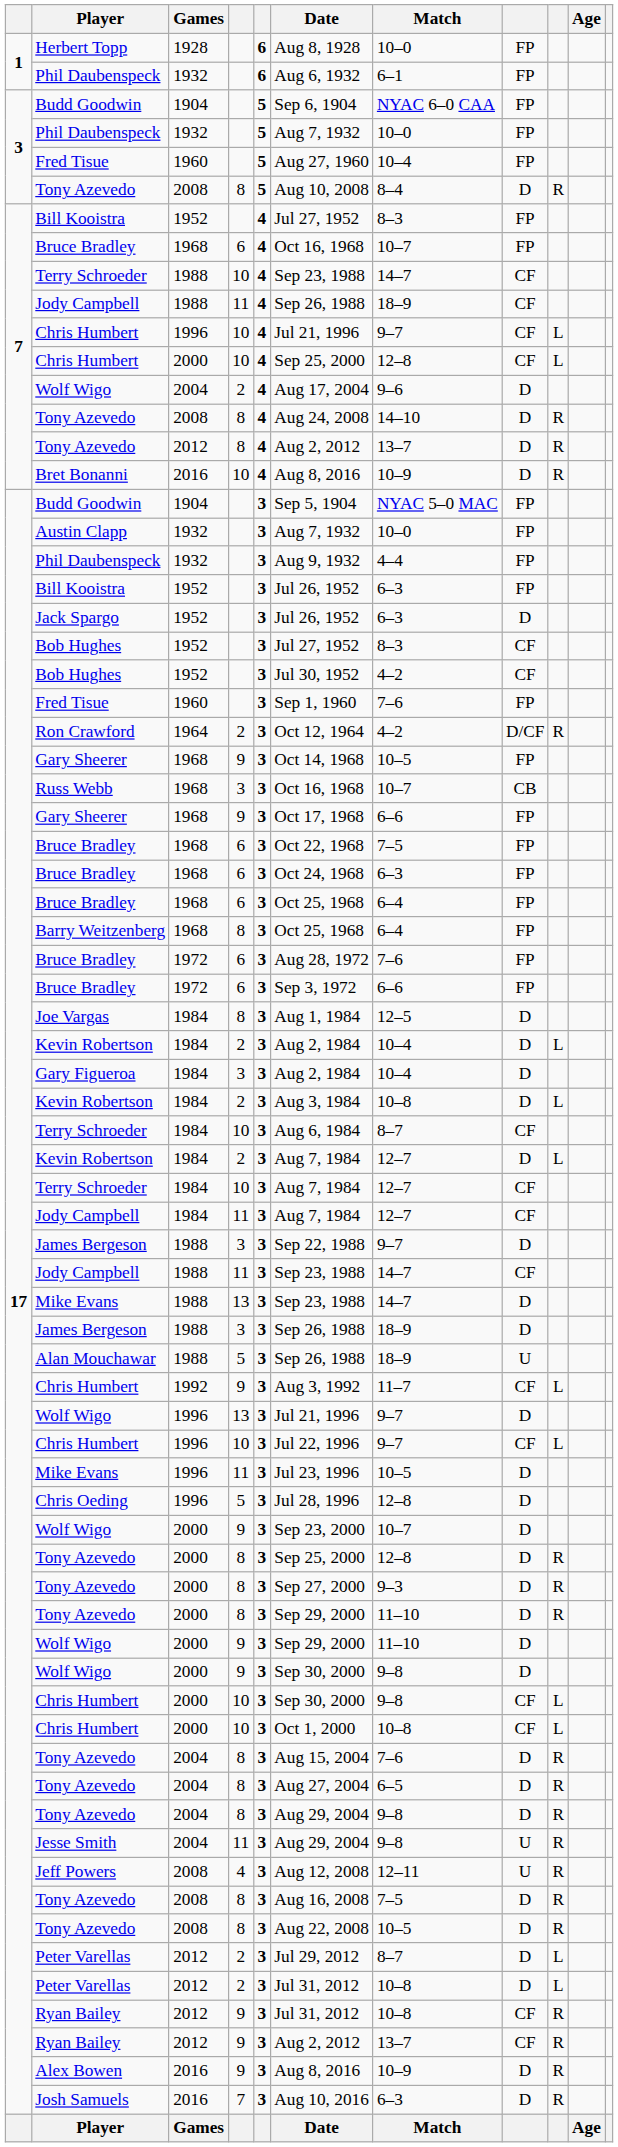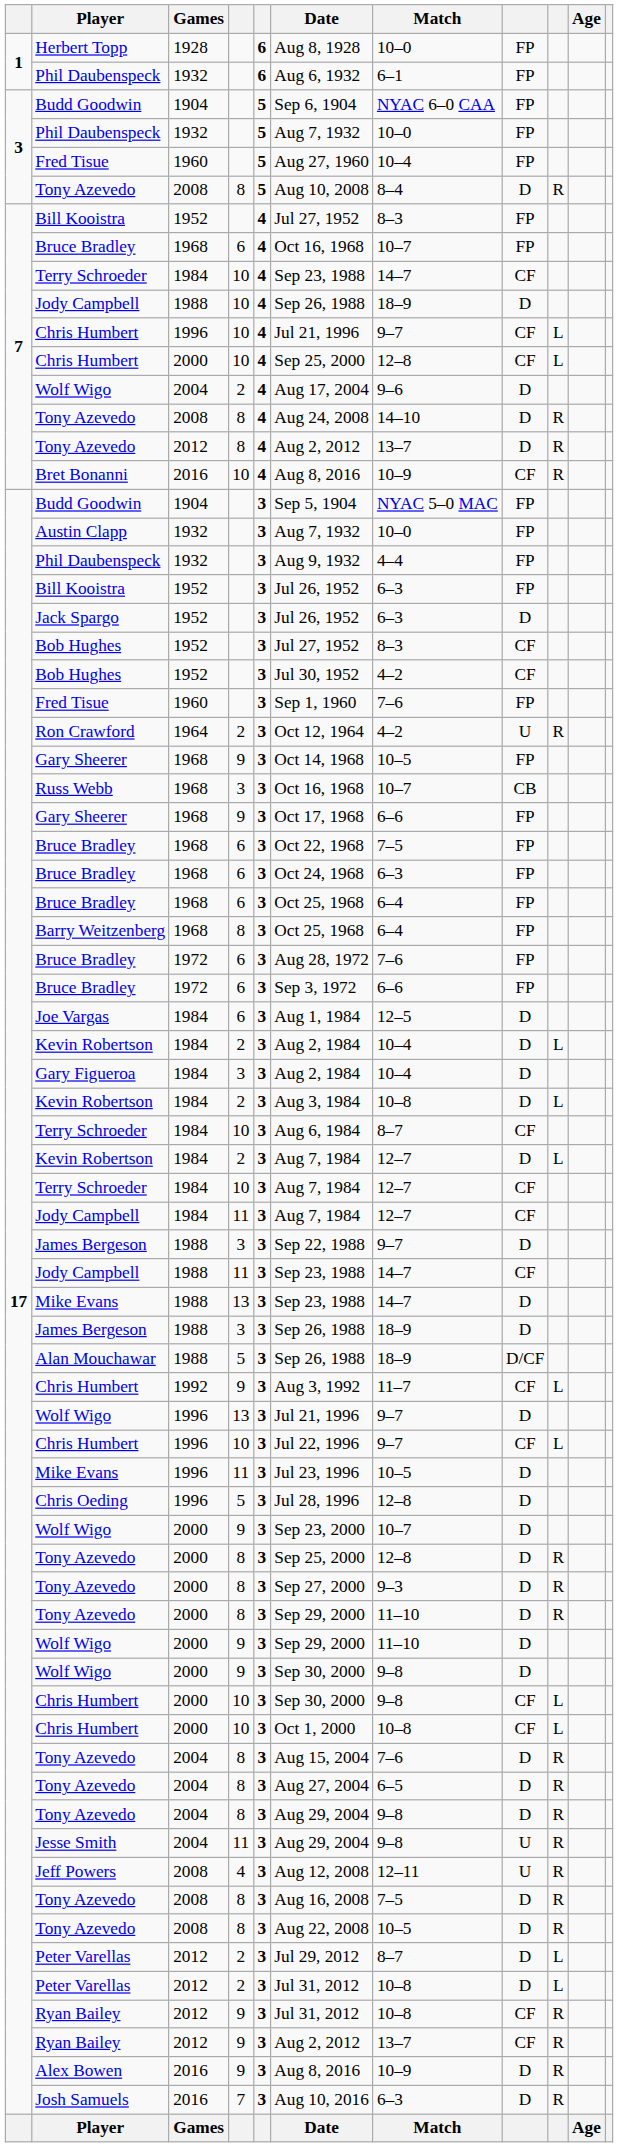(191, 275) 1988 -> (191, 275) 1984
(241, 304) 11 -> (241, 304) 10
(525, 304) CF -> (525, 304) D
(525, 475) D -> (525, 475) CF
(525, 731) D/CF -> (525, 731) U
(241, 1016) 8 -> (241, 1016) 6
(525, 1358) U -> (525, 1358) D/CF
